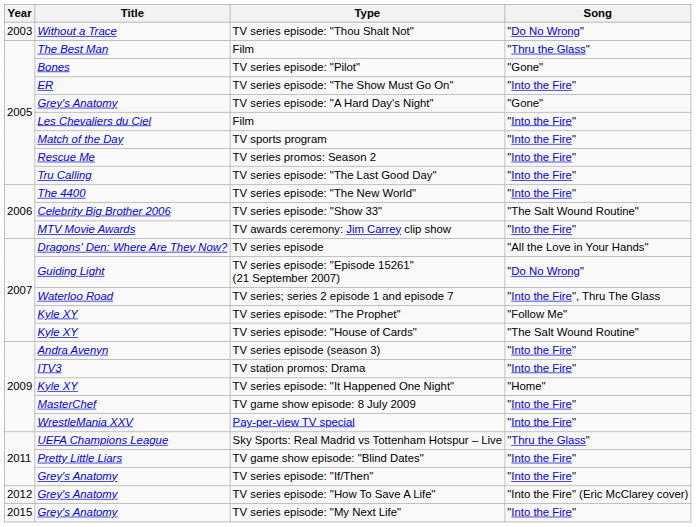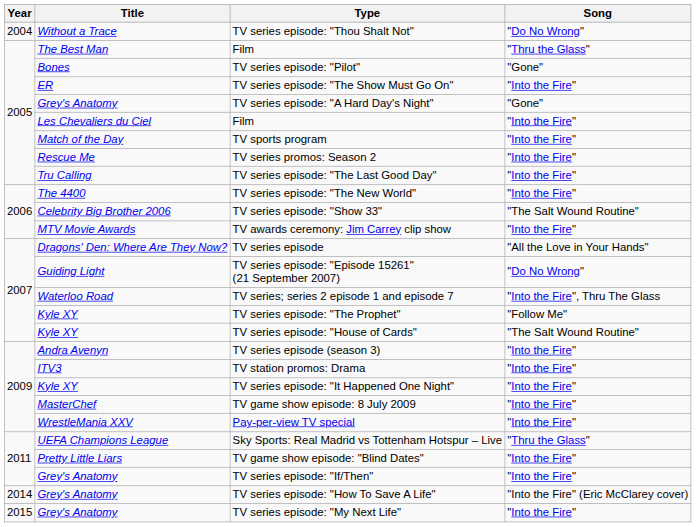(20, 31) 2003 -> (20, 31) 2004
(526, 386) "Home" -> (542, 386) "Into the Fire"
(20, 494) 2012 -> (20, 494) 2014
